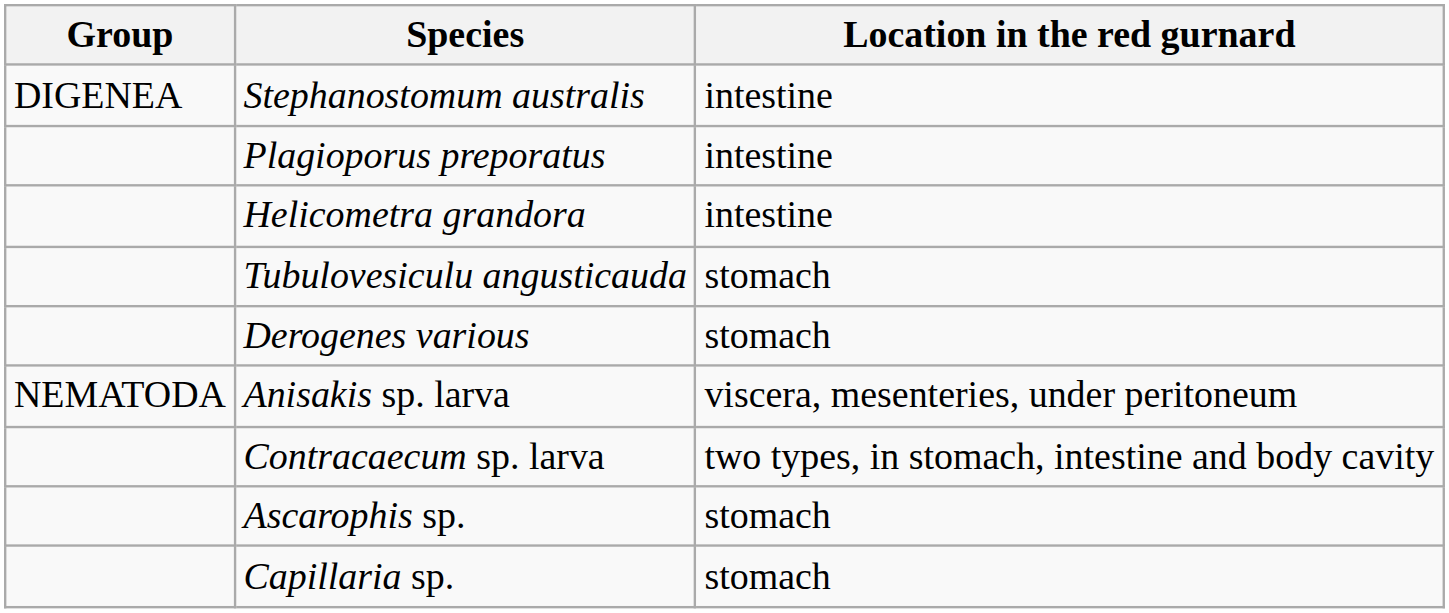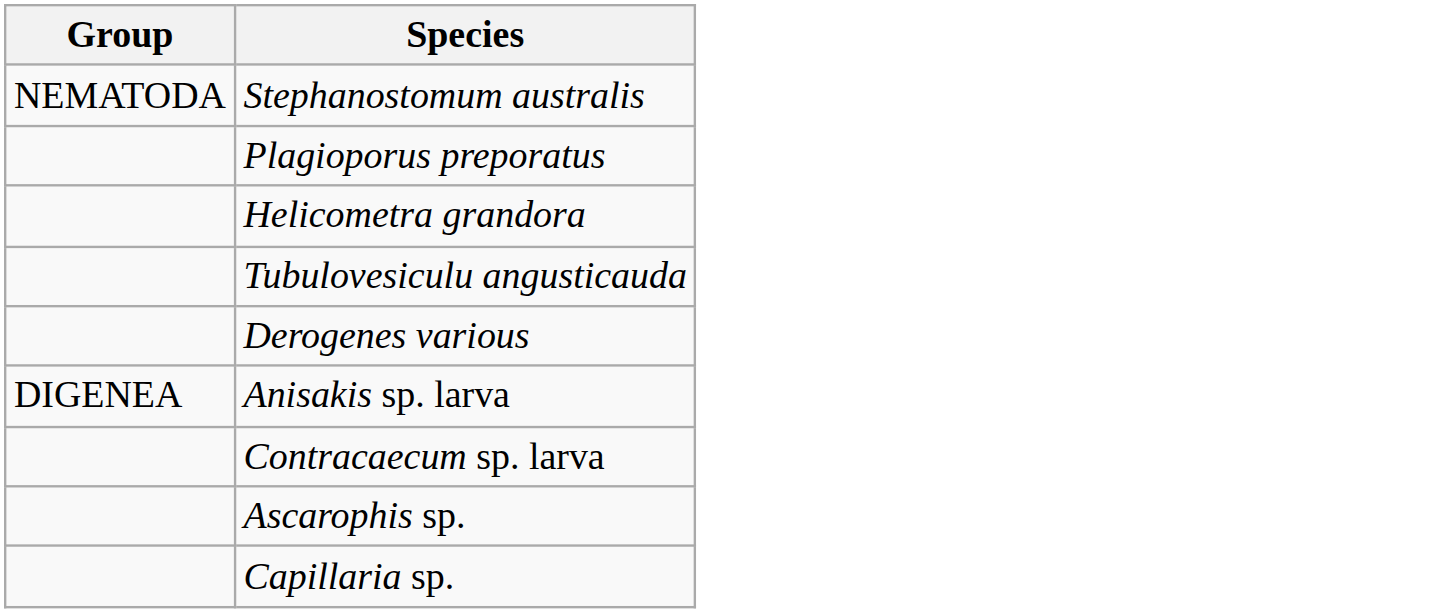- column: (1069, 34)
(98, 94) DIGENEA -> (120, 94) NEMATODA
(120, 395) NEMATODA -> (98, 395) DIGENEA
